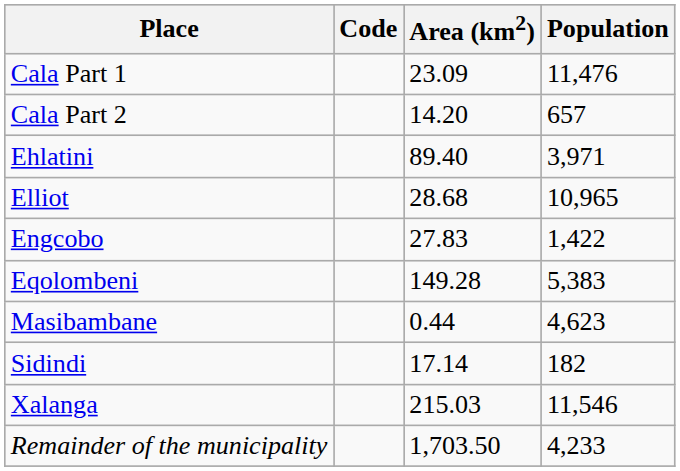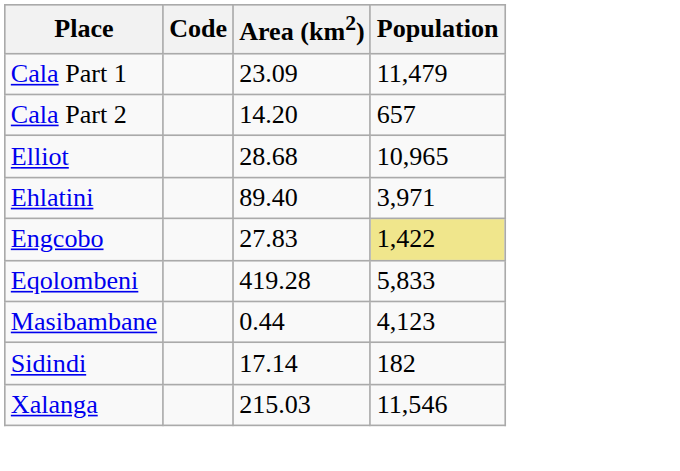(582, 73) 11,476 -> (412, 73) 11,479
rows swapped: (52, 156) <-> (40, 197)
(576, 239) no background -> (406, 239) khaki background
(445, 280) 149.28 -> (275, 280) 419.28
(576, 280) 5,383 -> (406, 280) 5,833
(576, 321) 4,623 -> (406, 321) 4,123
- row: (169, 445)
